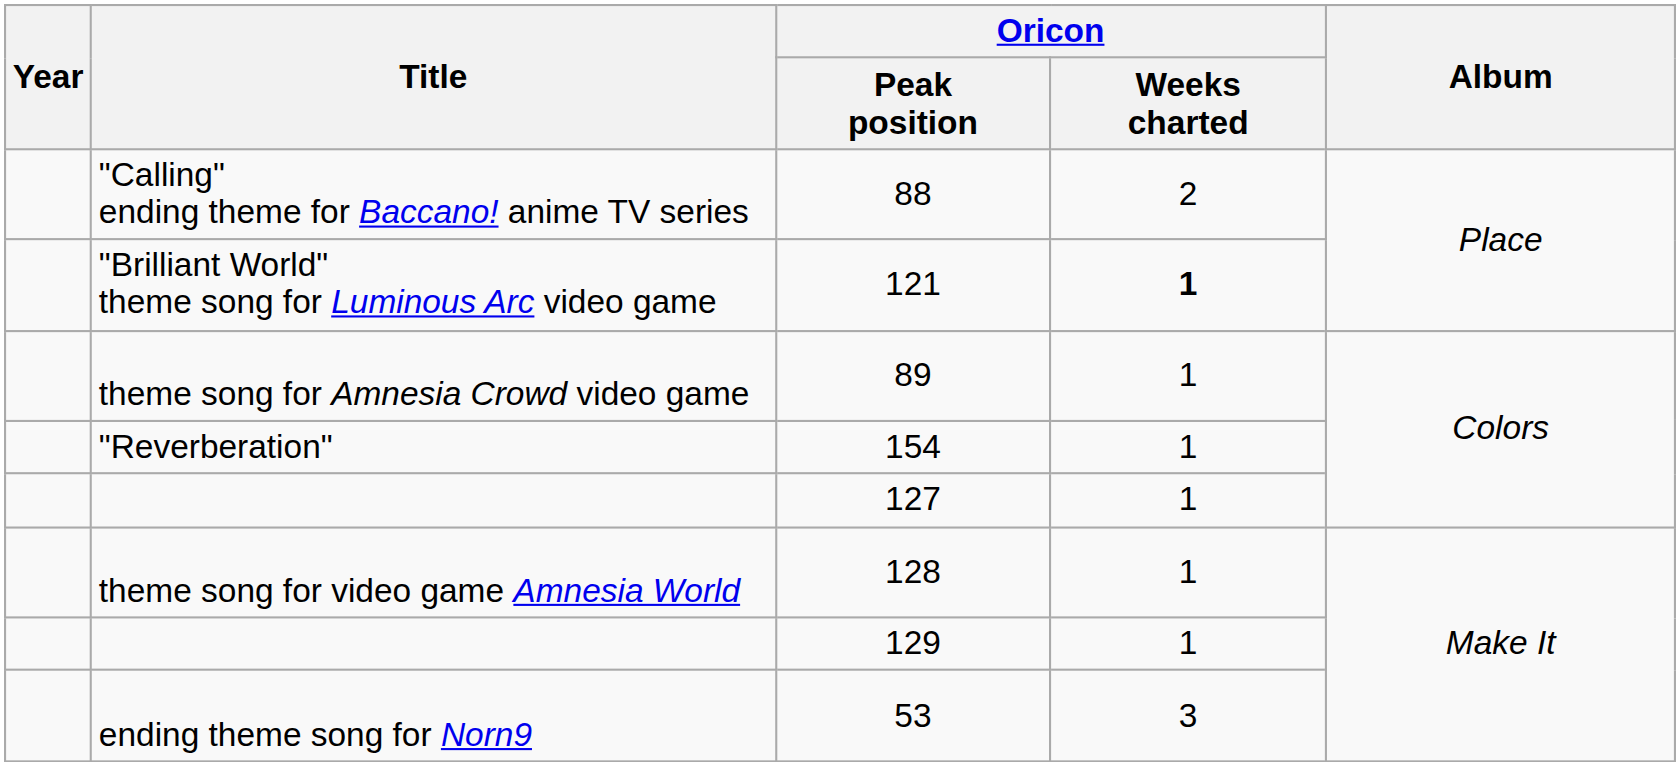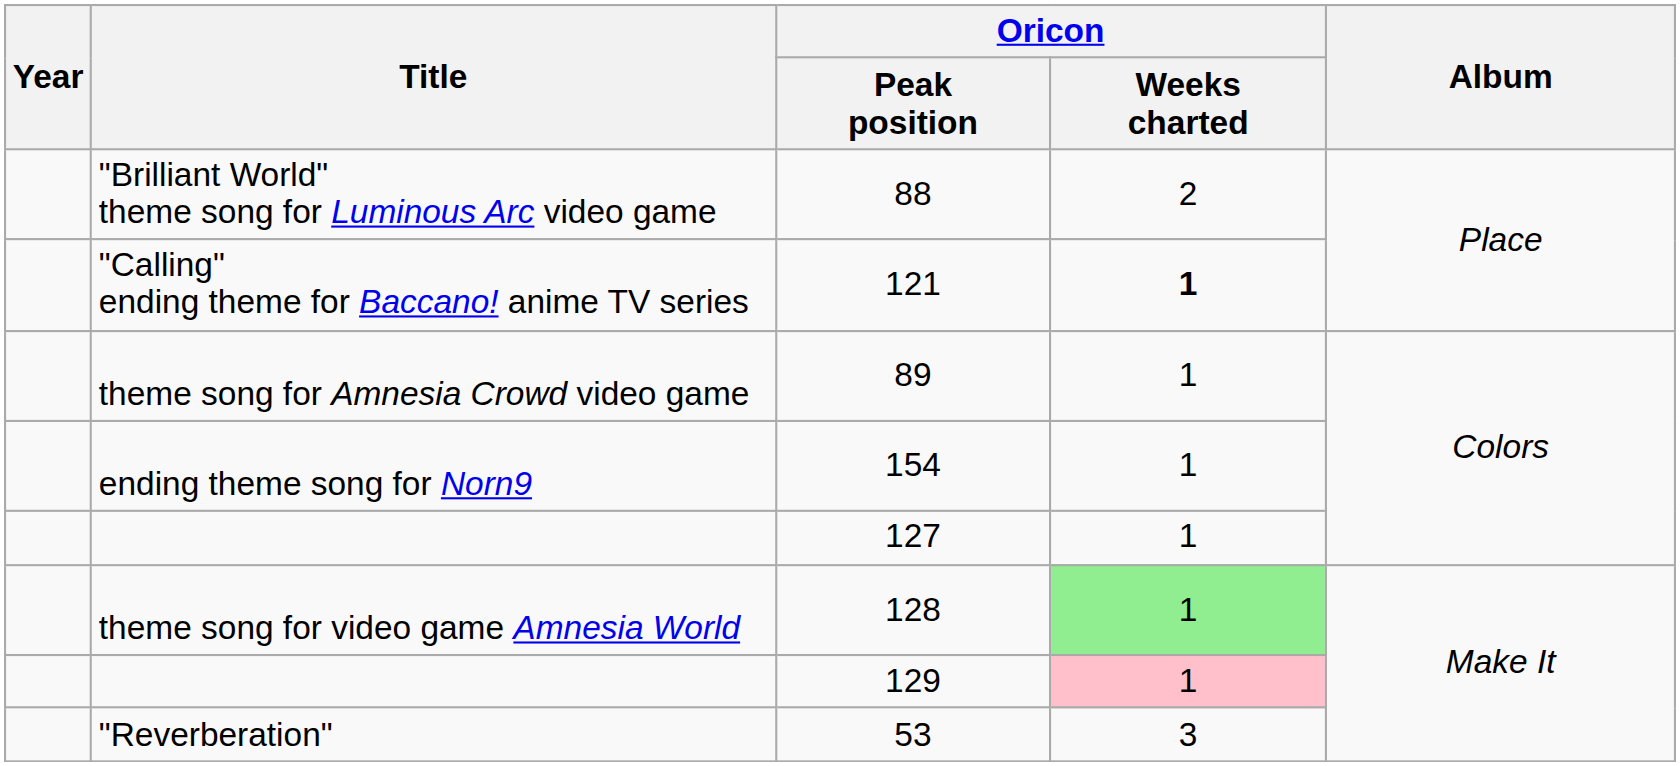(424, 193) "Calling" ending theme for Baccano! anime TV series -> (408, 193) "Brilliant World" theme song for Luminous Arc video game
(408, 284) "Brilliant World" theme song for Luminous Arc video game -> (424, 284) "Calling" ending theme for Baccano! anime TV series
(216, 446) "Reverberation" -> (315, 484) ending theme song for Norn9
(1188, 571) no background -> (1188, 609) lightgreen background
(1188, 643) no background -> (1188, 681) pink background
(315, 734) ending theme song for Norn9 -> (216, 734) "Reverberation"
